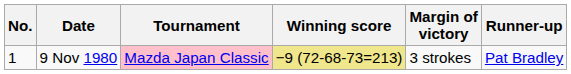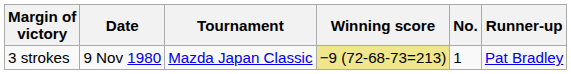columns swapped: (20, 25) <-> (444, 25)
(197, 58) pink background -> (240, 58) no background
